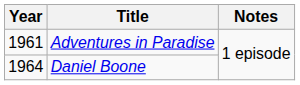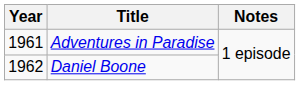(26, 67) 1964 -> (26, 67) 1962
